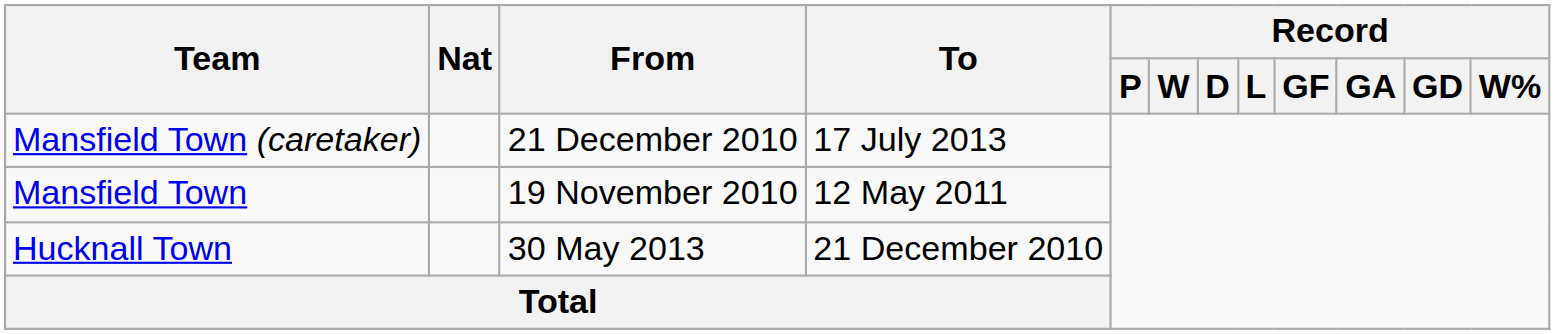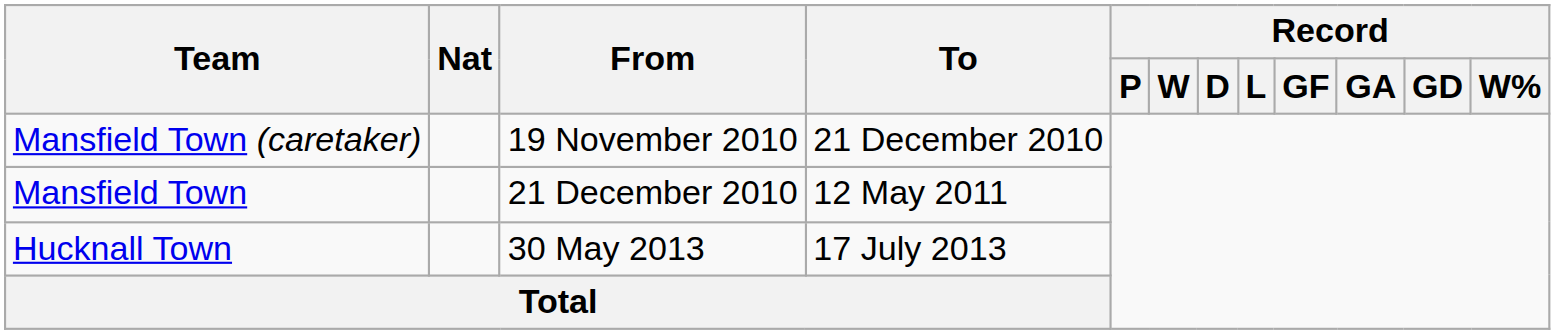(653, 139) 21 December 2010 -> (653, 139) 19 November 2010
(910, 139) 17 July 2013 -> (958, 139) 21 December 2010
(653, 193) 19 November 2010 -> (653, 193) 21 December 2010
(958, 247) 21 December 2010 -> (910, 247) 17 July 2013
